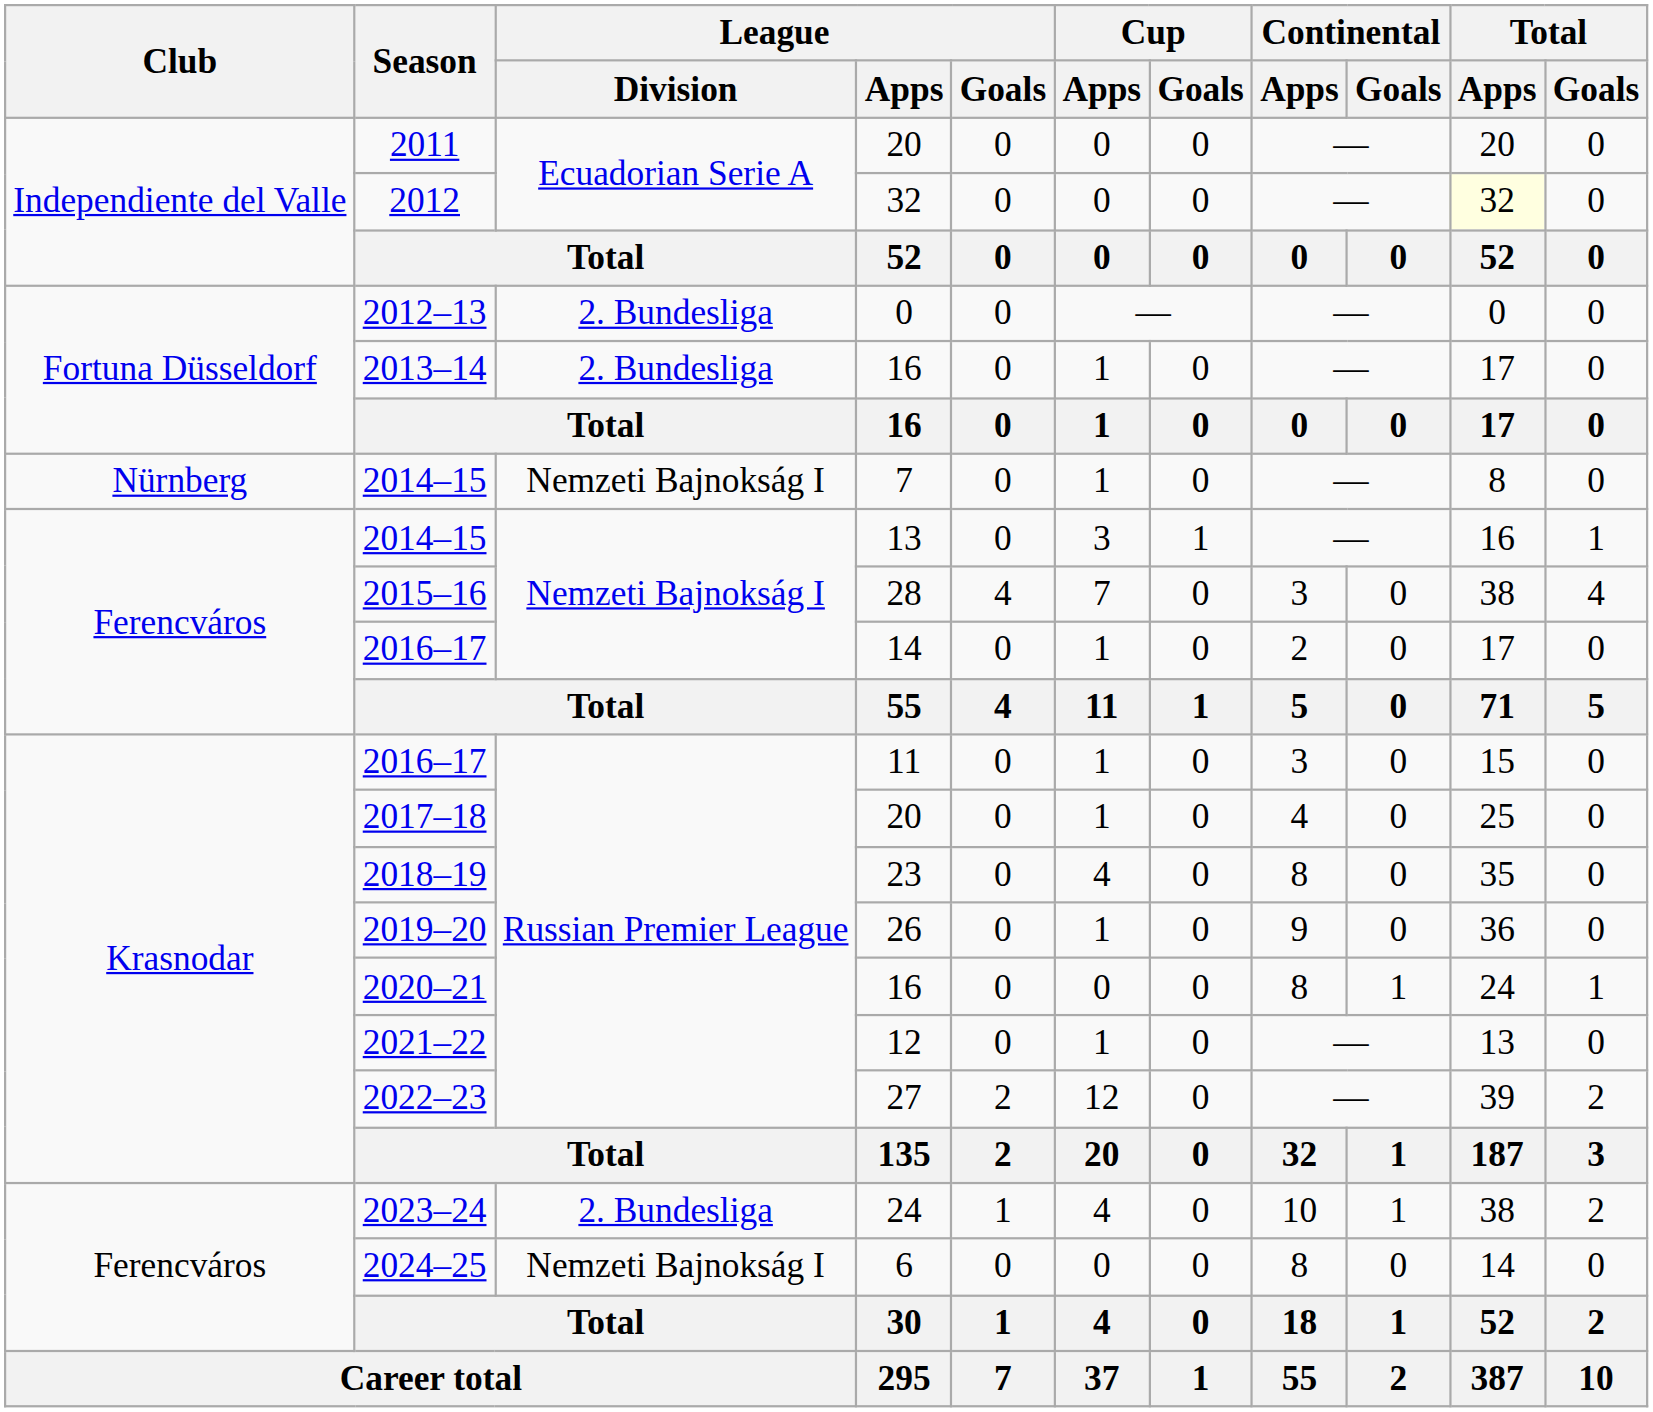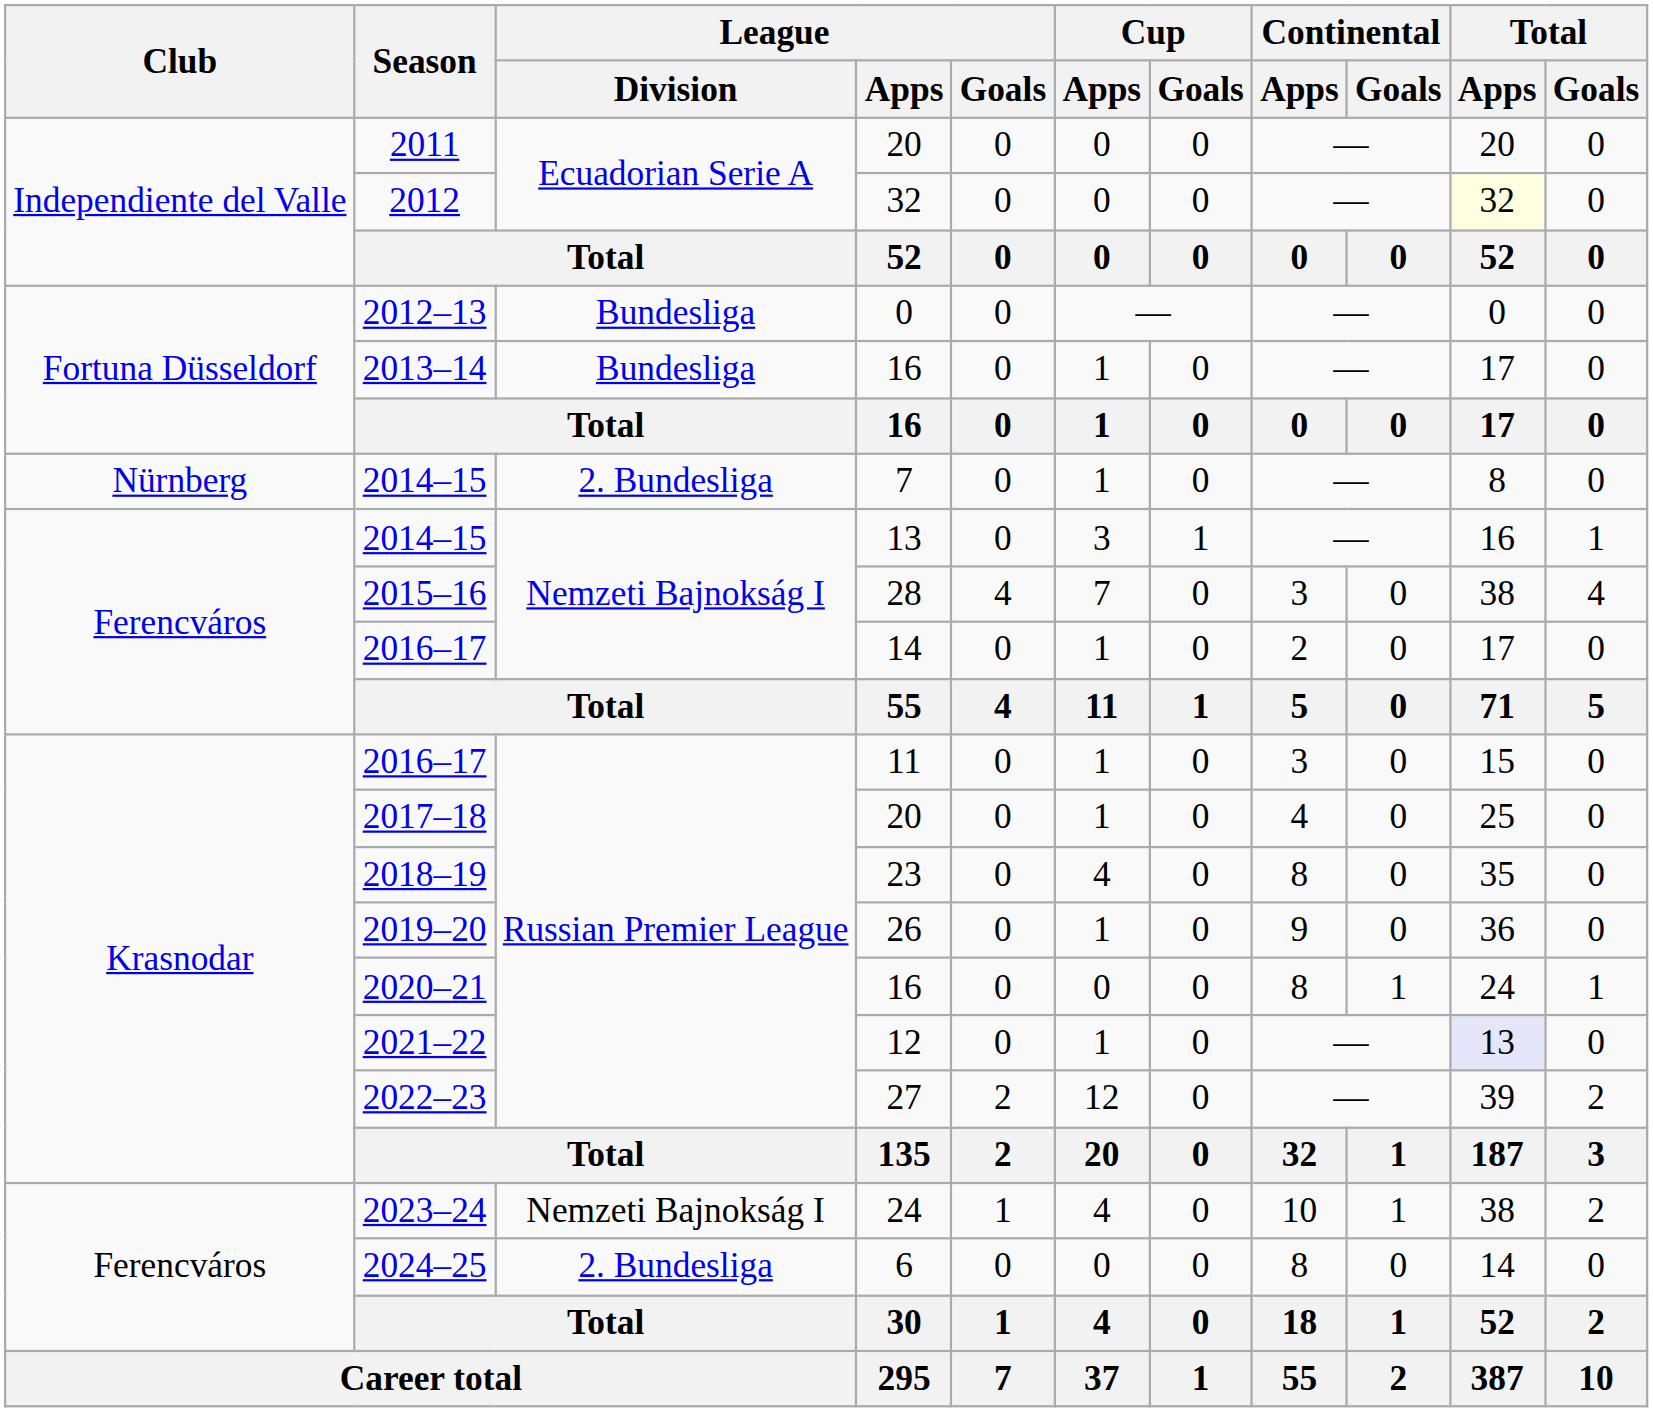(676, 312) 2. Bundesliga -> (676, 312) Bundesliga
(676, 369) 2. Bundesliga -> (676, 369) Bundesliga
(676, 481) Nemzeti Bajnokság I -> (676, 481) 2. Bundesliga
(1497, 1041) no background -> (1497, 1041) lavender background
(676, 1210) 2. Bundesliga -> (676, 1210) Nemzeti Bajnokság I
(676, 1266) Nemzeti Bajnokság I -> (676, 1266) 2. Bundesliga
